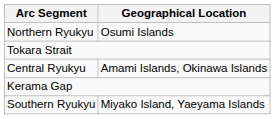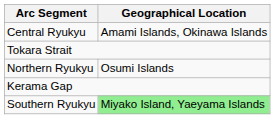rows swapped: (50, 31) <-> (46, 68)
(183, 104) no background -> (183, 104) lightgreen background
